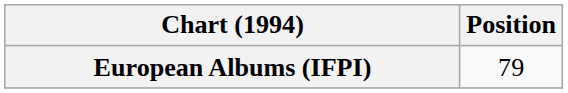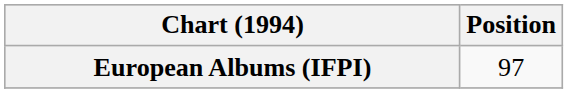(511, 66) 79 -> (511, 66) 97
